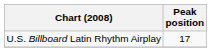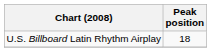(185, 39) 17 -> (185, 39) 18
